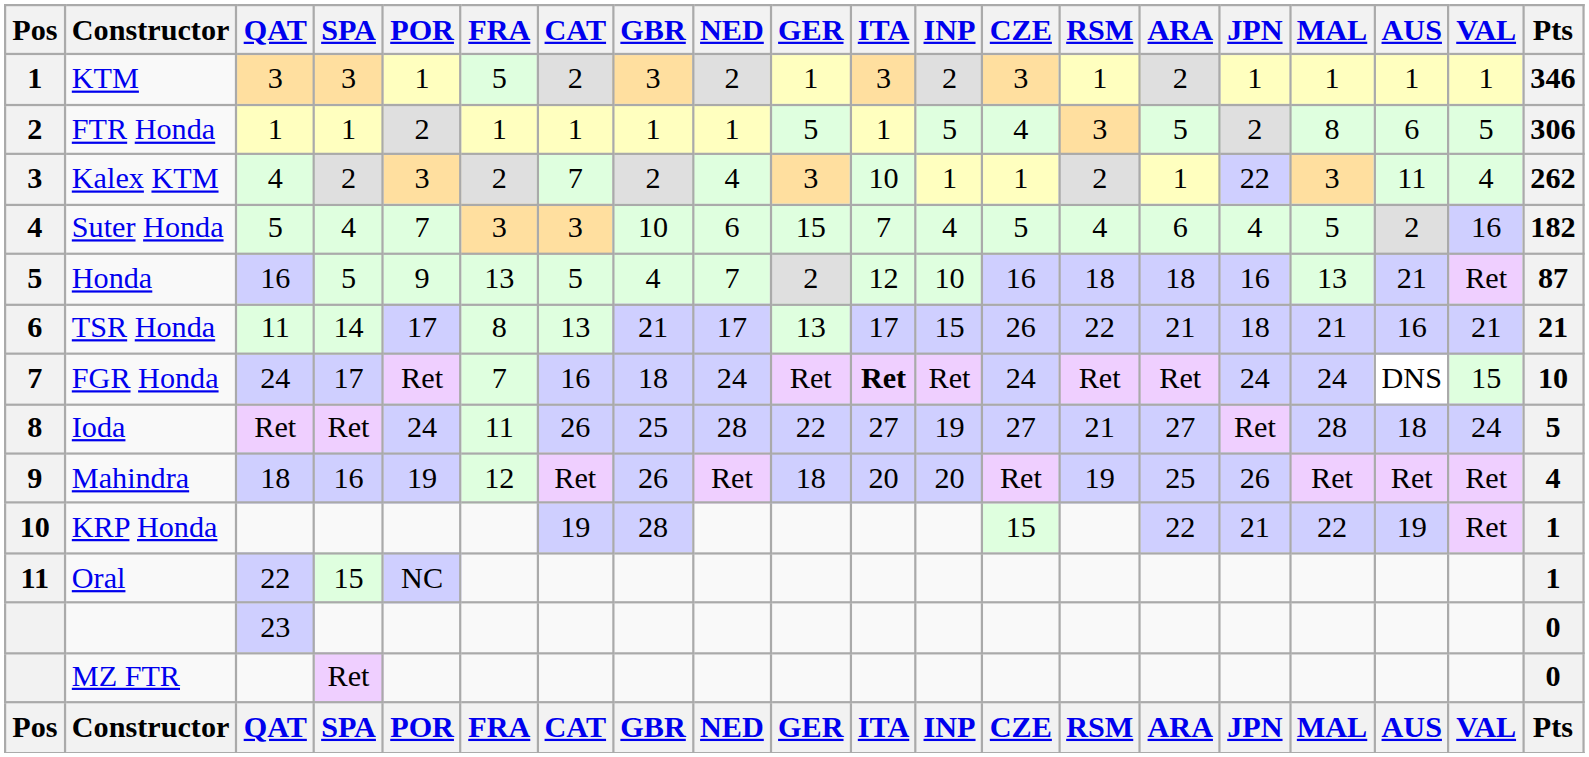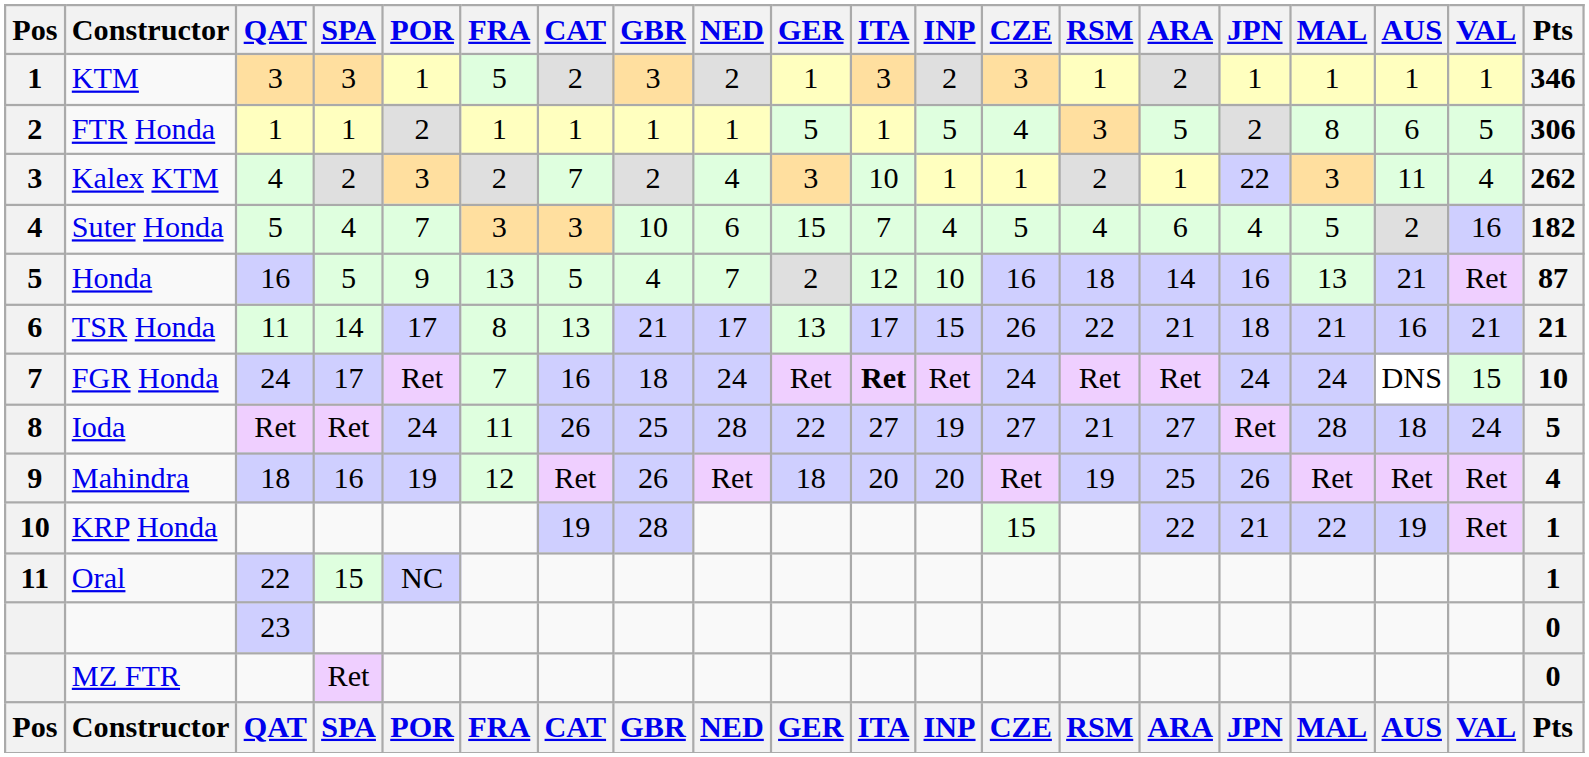(1180, 278) 18 -> (1180, 278) 14
